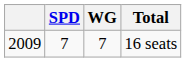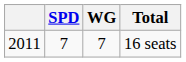(25, 43) 2009 -> (24, 43) 2011
